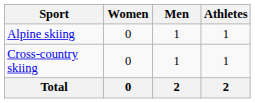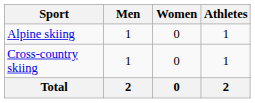columns swapped: (177, 14) <-> (128, 14)
